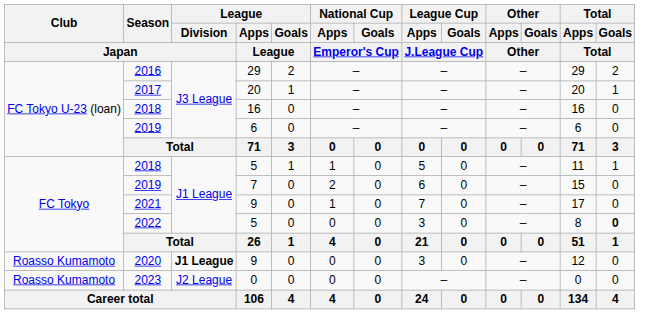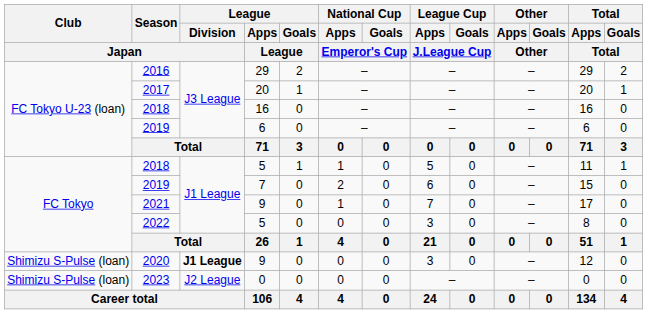(615, 223) bold -> (623, 223) normal
(64, 261) Roasso Kumamoto -> (68, 261) Shimizu S-Pulse (loan)
(64, 280) Roasso Kumamoto -> (68, 280) Shimizu S-Pulse (loan)
